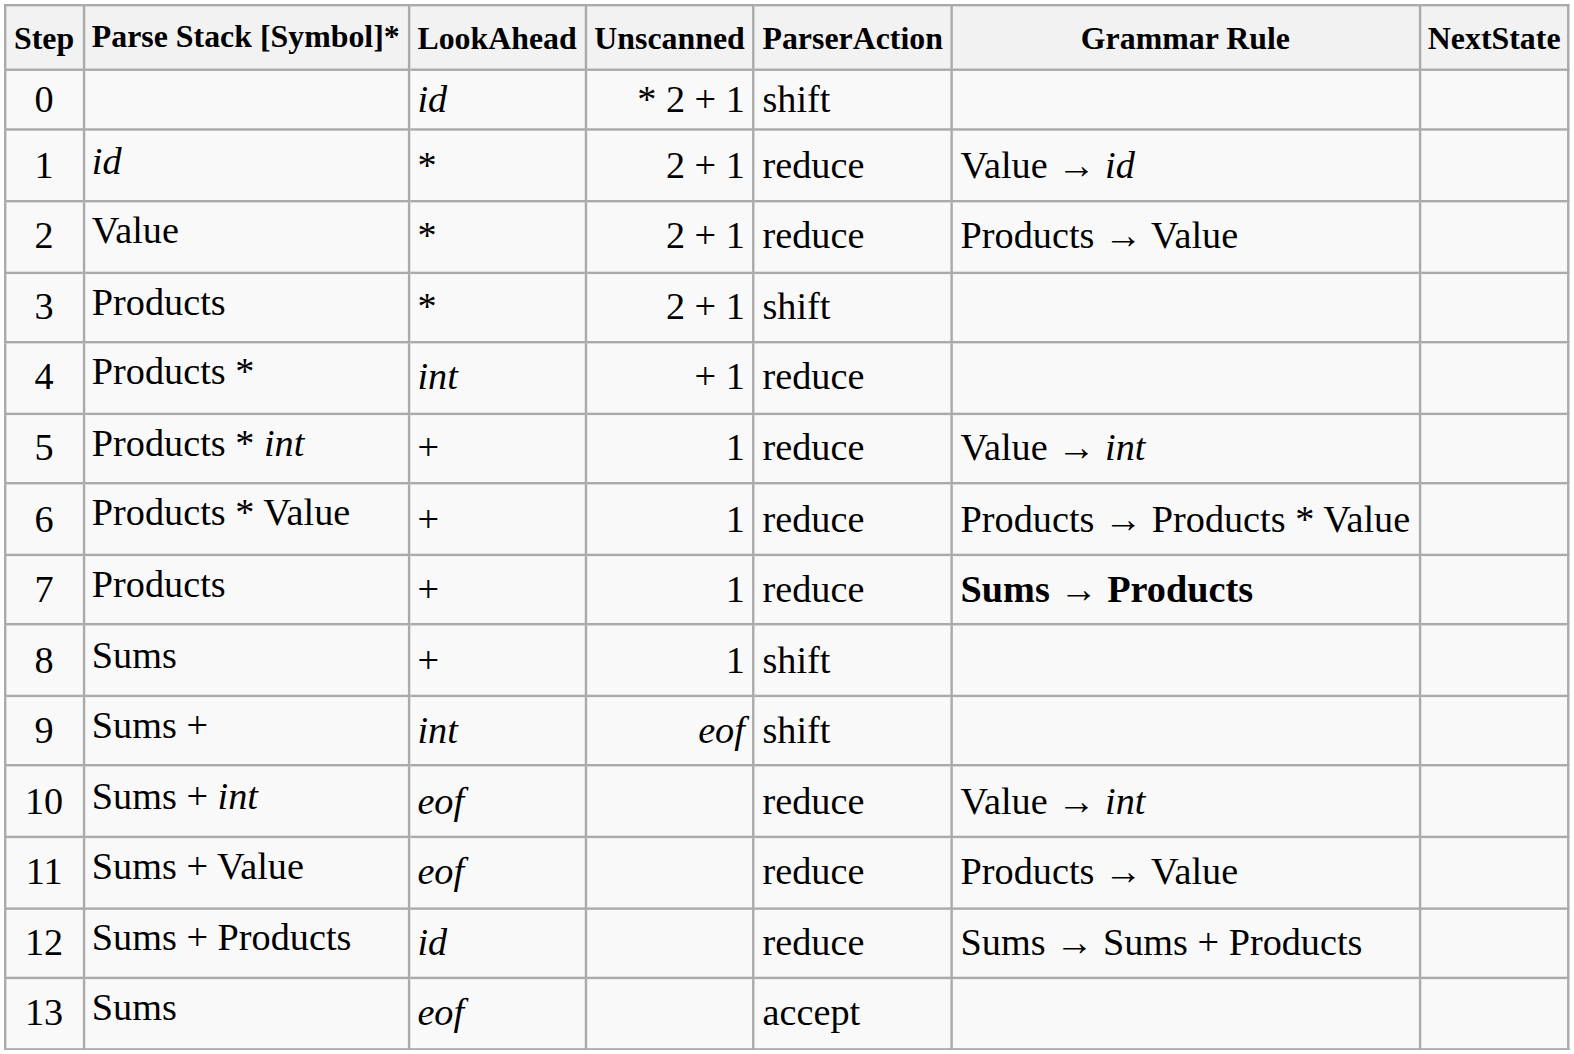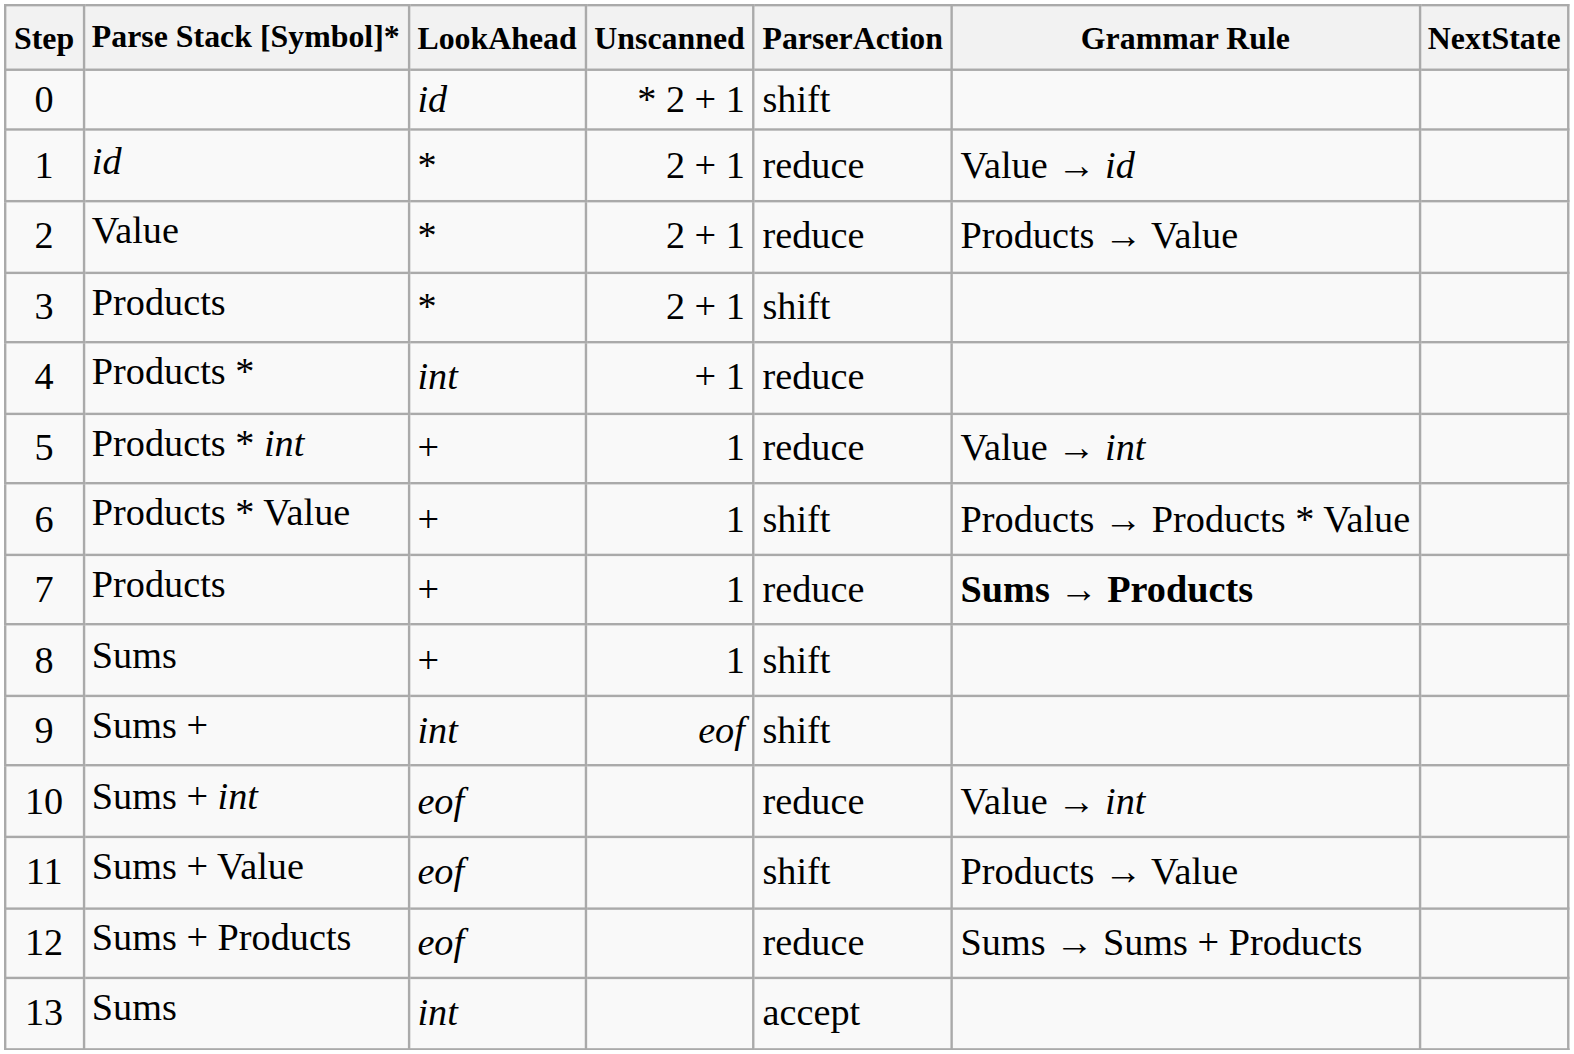(813, 518) reduce -> (796, 518) shift
(813, 871) reduce -> (796, 871) shift
(432, 942) id -> (441, 942) eof
(441, 1012) eof -> (438, 1012) int
